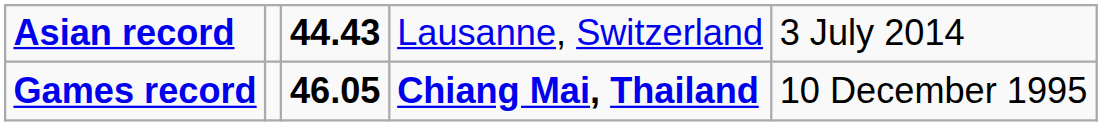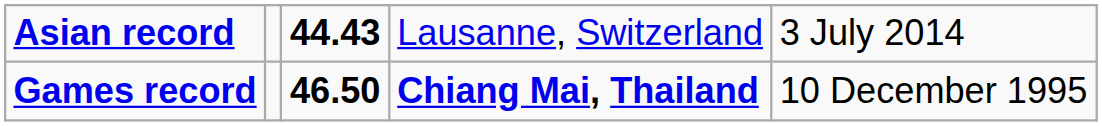(335, 90) 46.05 -> (335, 90) 46.50
